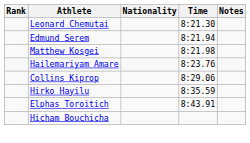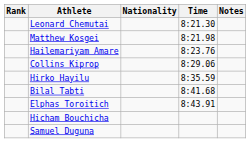- row: (59, 38)
+ row: (57, 91)
+ row: (62, 131)
